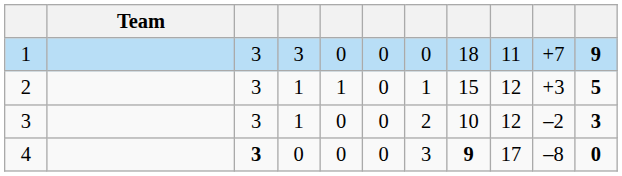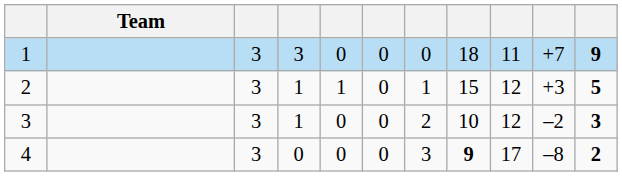(256, 153) bold -> (256, 153) normal
(596, 153) 0 -> (596, 153) 2
